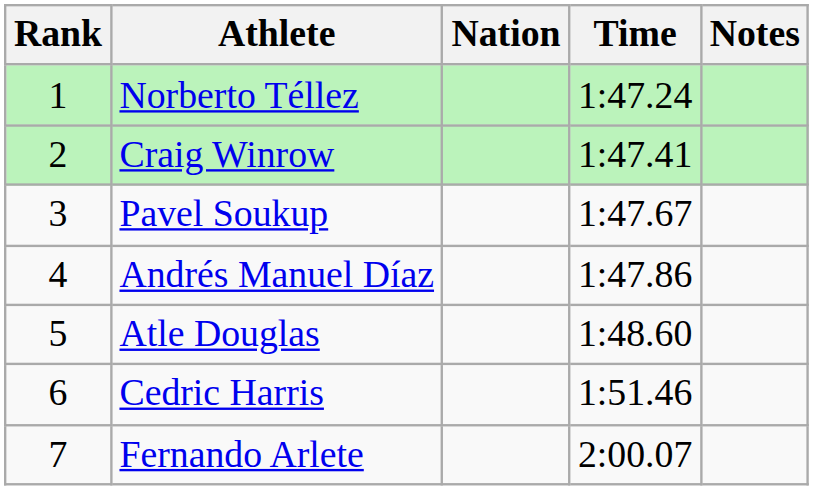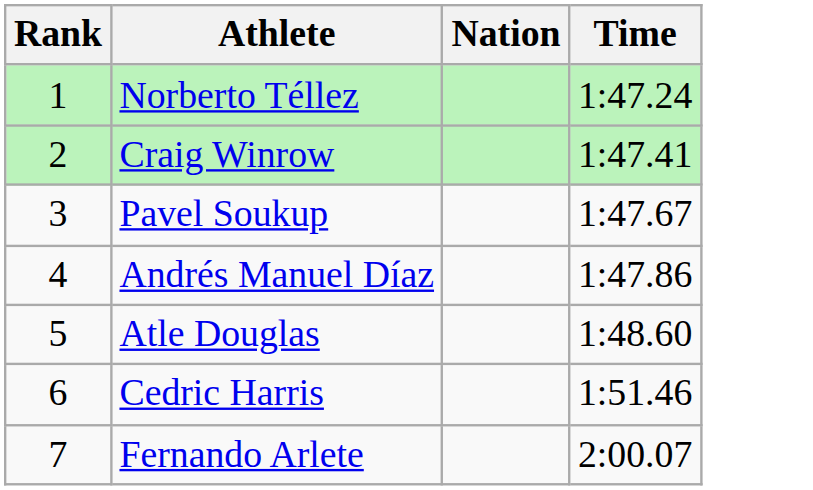- column: (755, 34)
